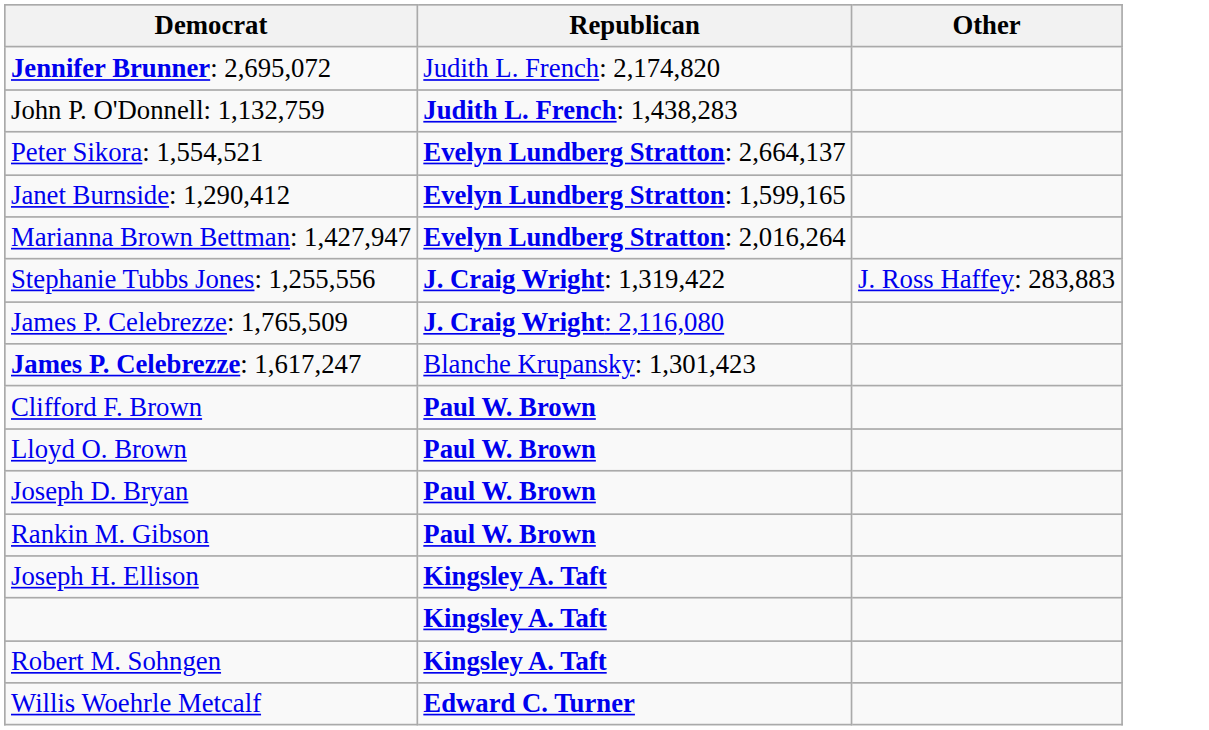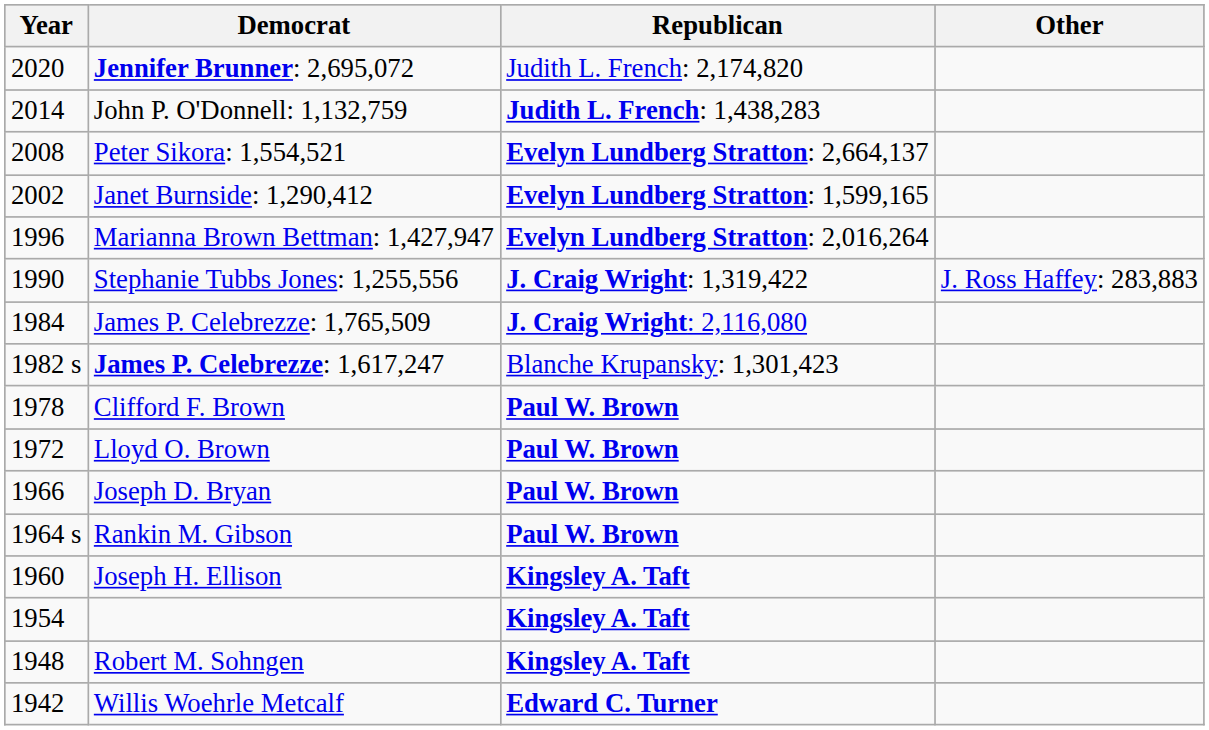+ column: (46, 25)
